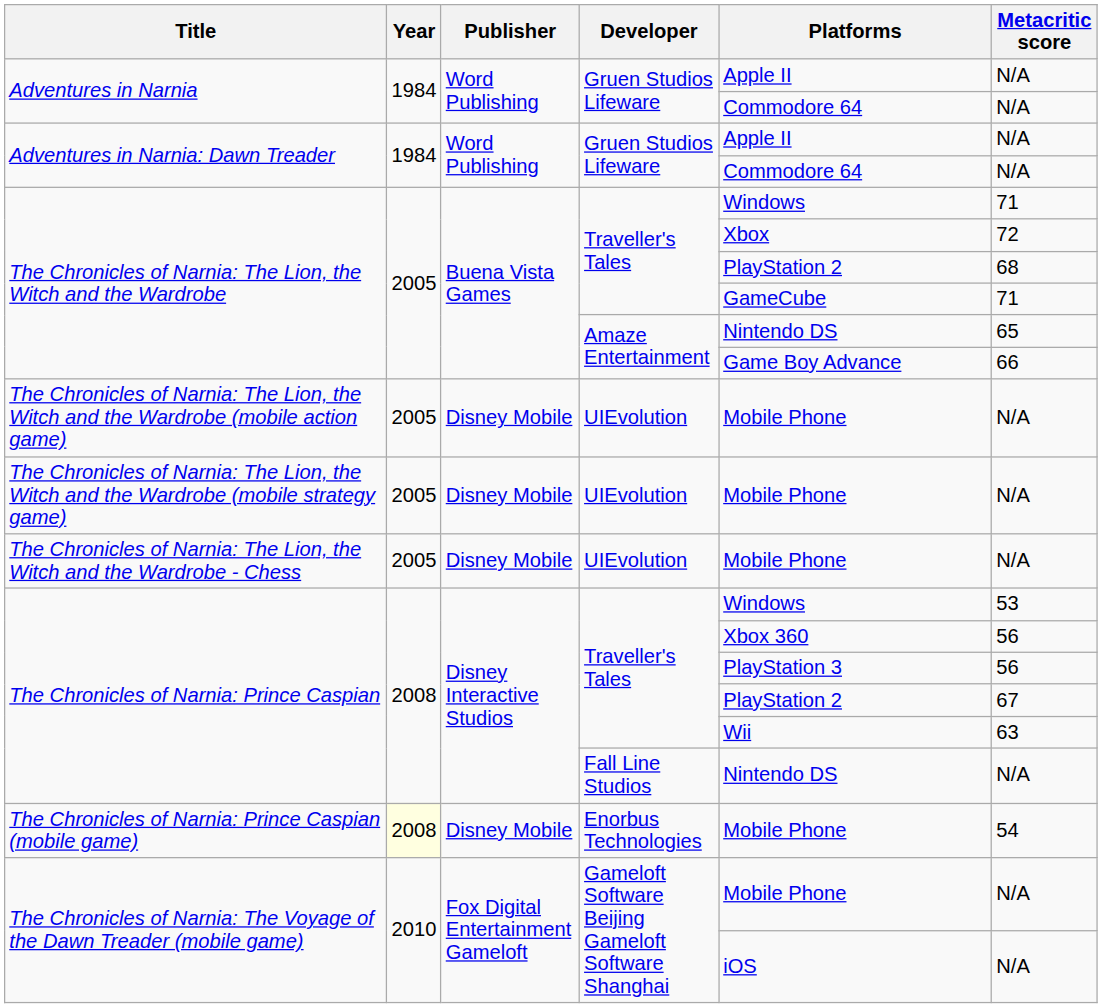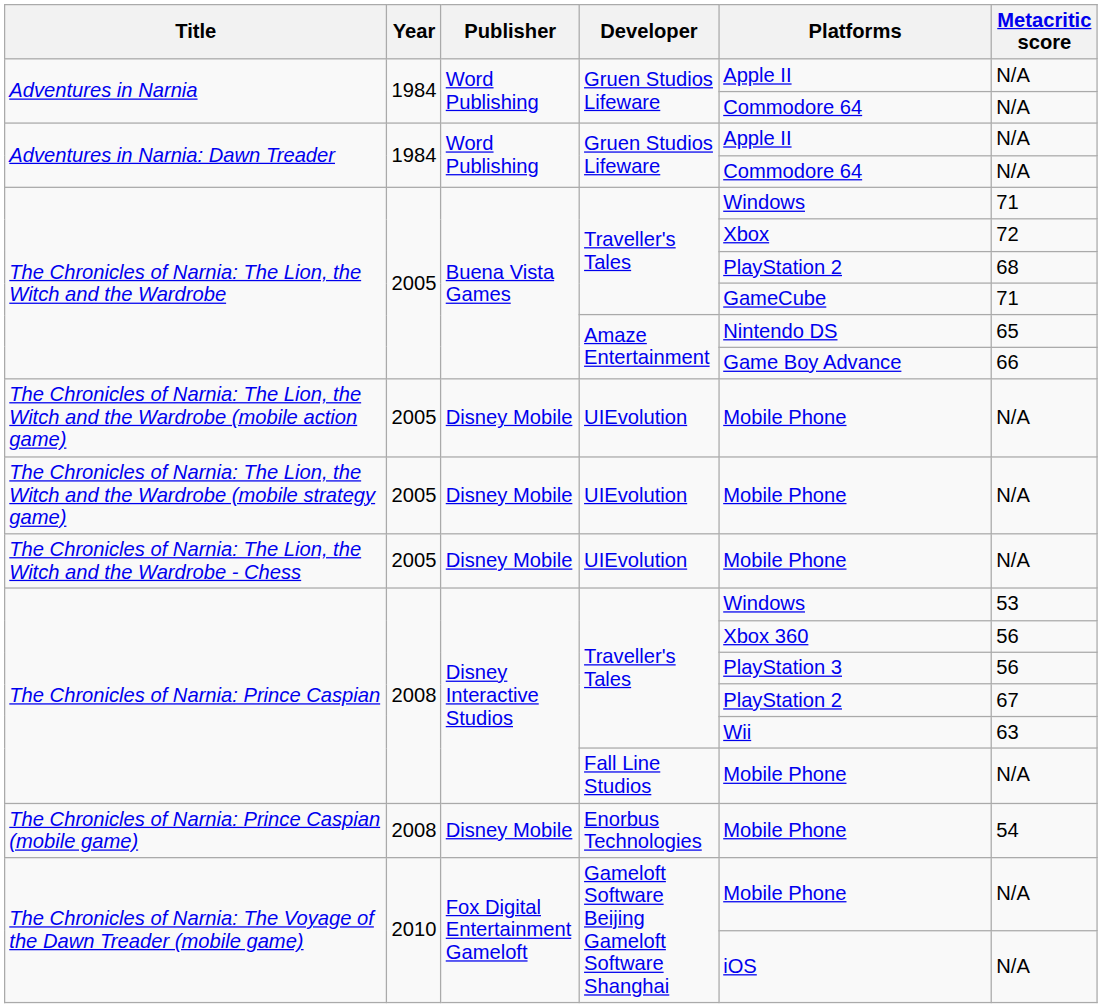(780, 775) Nintendo DS -> (785, 775) Mobile Phone
(414, 830) lightyellow background -> (414, 830) no background
